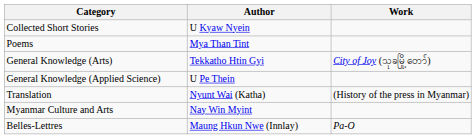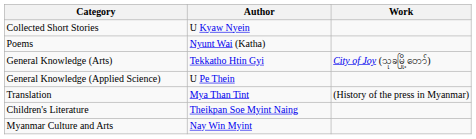(219, 43) Mya Than Tint -> (228, 43) Nyunt Wai (Katha)
(228, 94) Nyunt Wai (Katha) -> (219, 94) Mya Than Tint
+ row: (48, 110)
- row: (34, 126)
